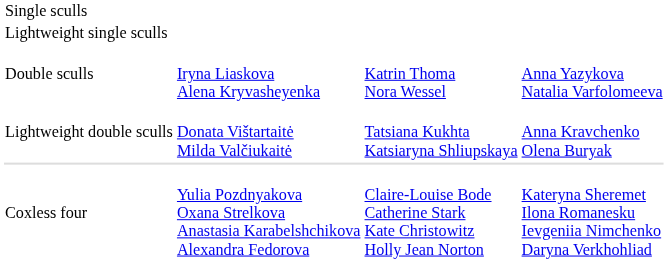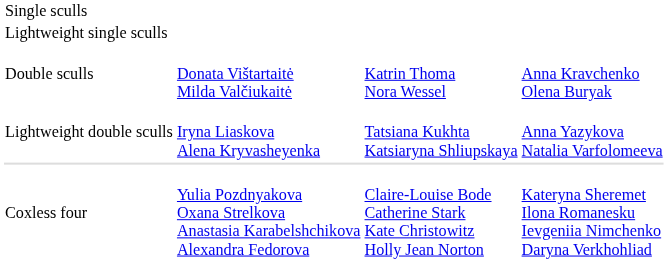(249, 82) Iryna Liaskova Alena Kryvasheyenka -> (235, 82) Donata Vištartaitė Milda Valčiukaitė
(592, 82) Anna Yazykova Natalia Varfolomeeva -> (581, 82) Anna Kravchenko Olena Buryak
(235, 141) Donata Vištartaitė Milda Valčiukaitė -> (249, 141) Iryna Liaskova Alena Kryvasheyenka
(581, 141) Anna Kravchenko Olena Buryak -> (592, 141) Anna Yazykova Natalia Varfolomeeva
